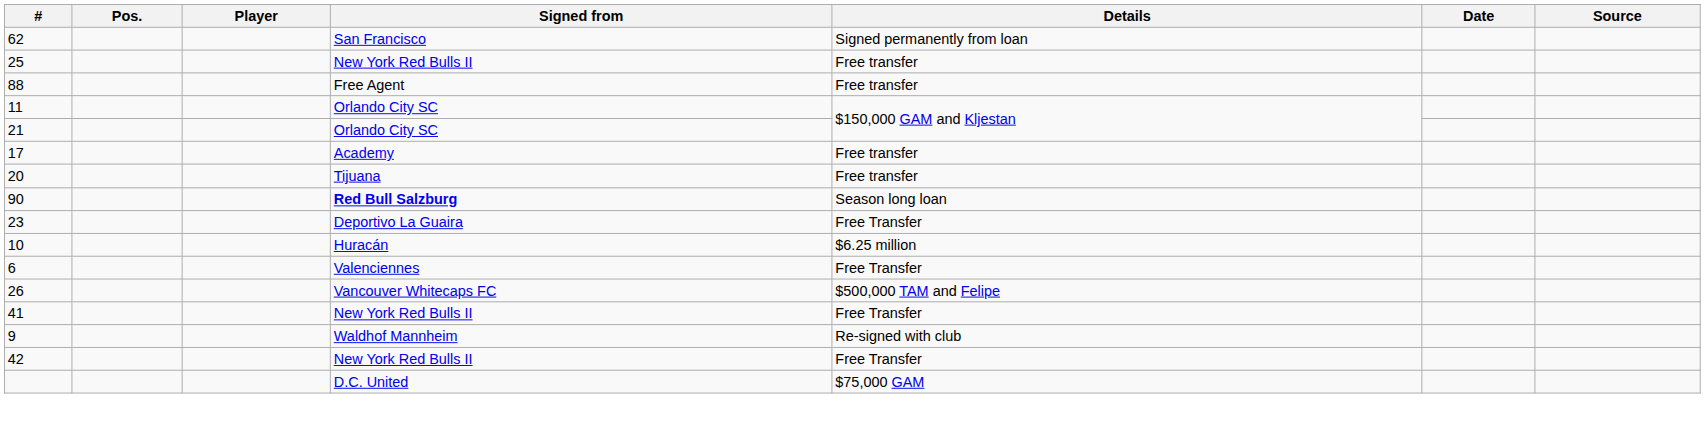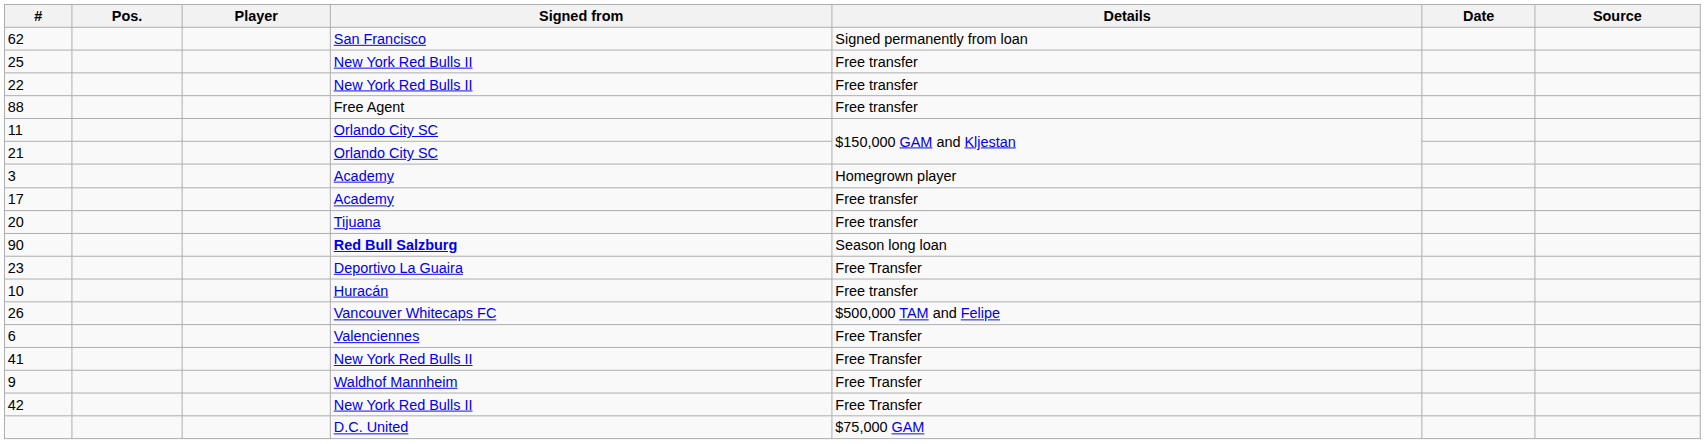+ row: (16, 85)
+ row: (12, 176)
(876, 245) $6.25 million -> (877, 290) Free transfer
rows swapped: (16, 290) <-> (12, 268)
(898, 336) Re-signed with club -> (879, 382) Free Transfer
